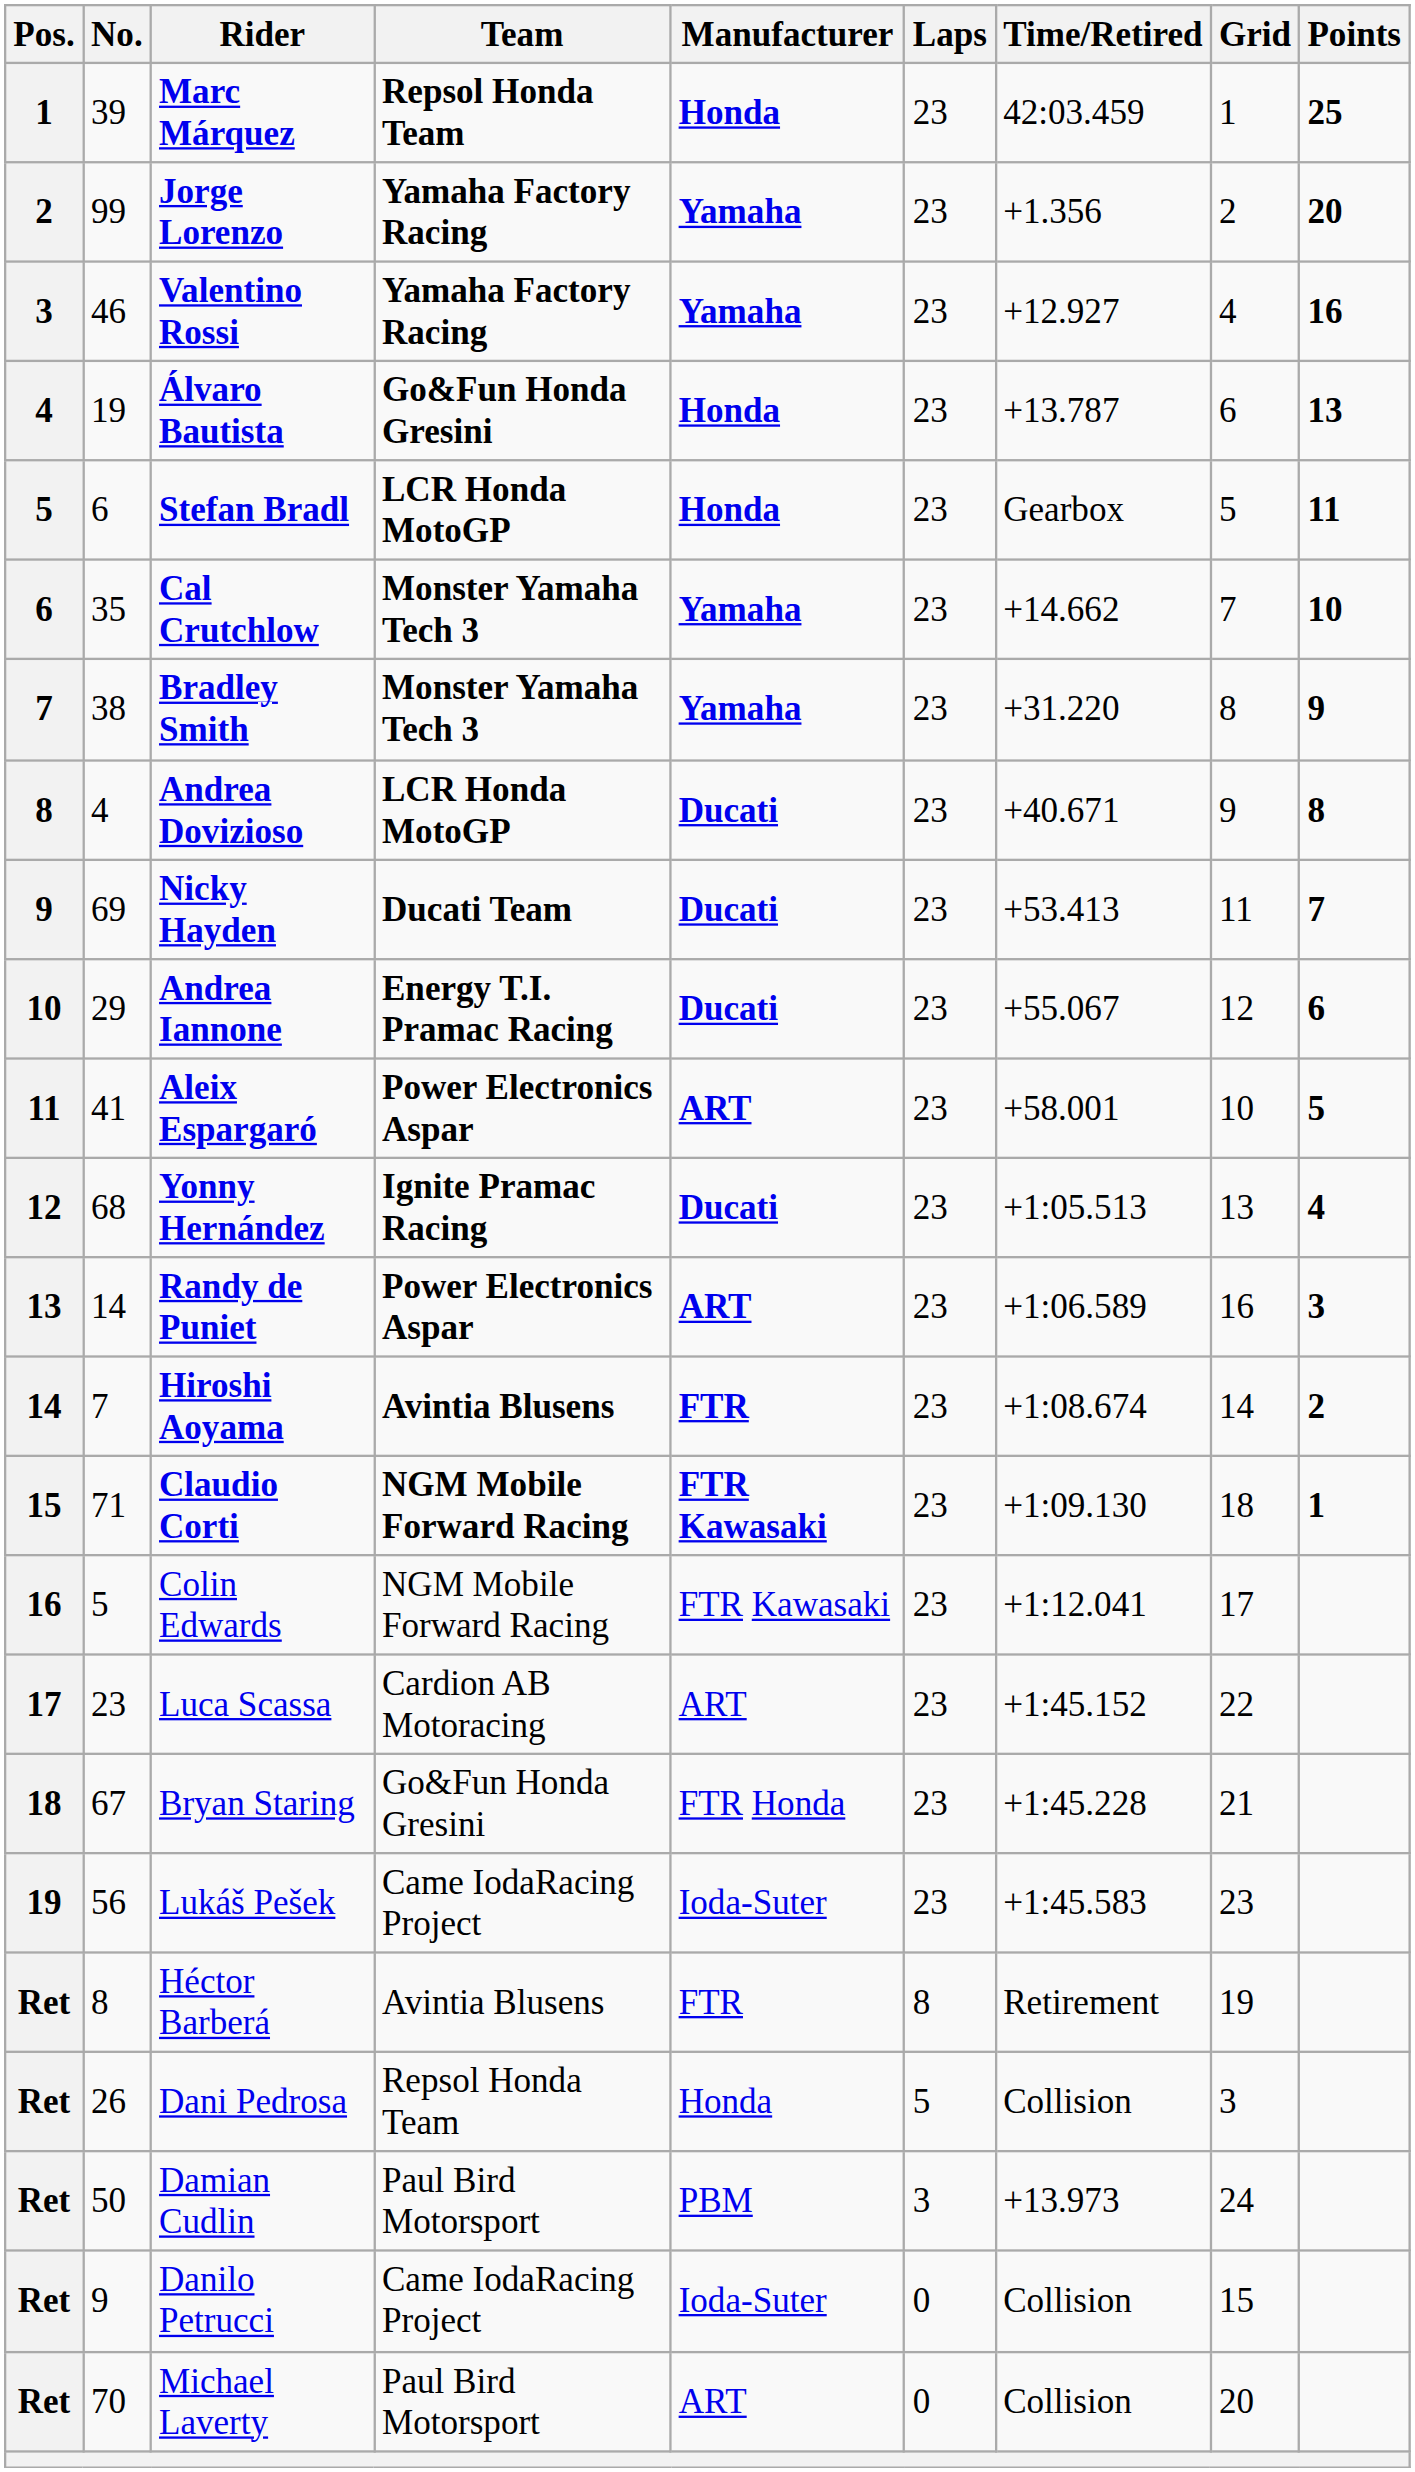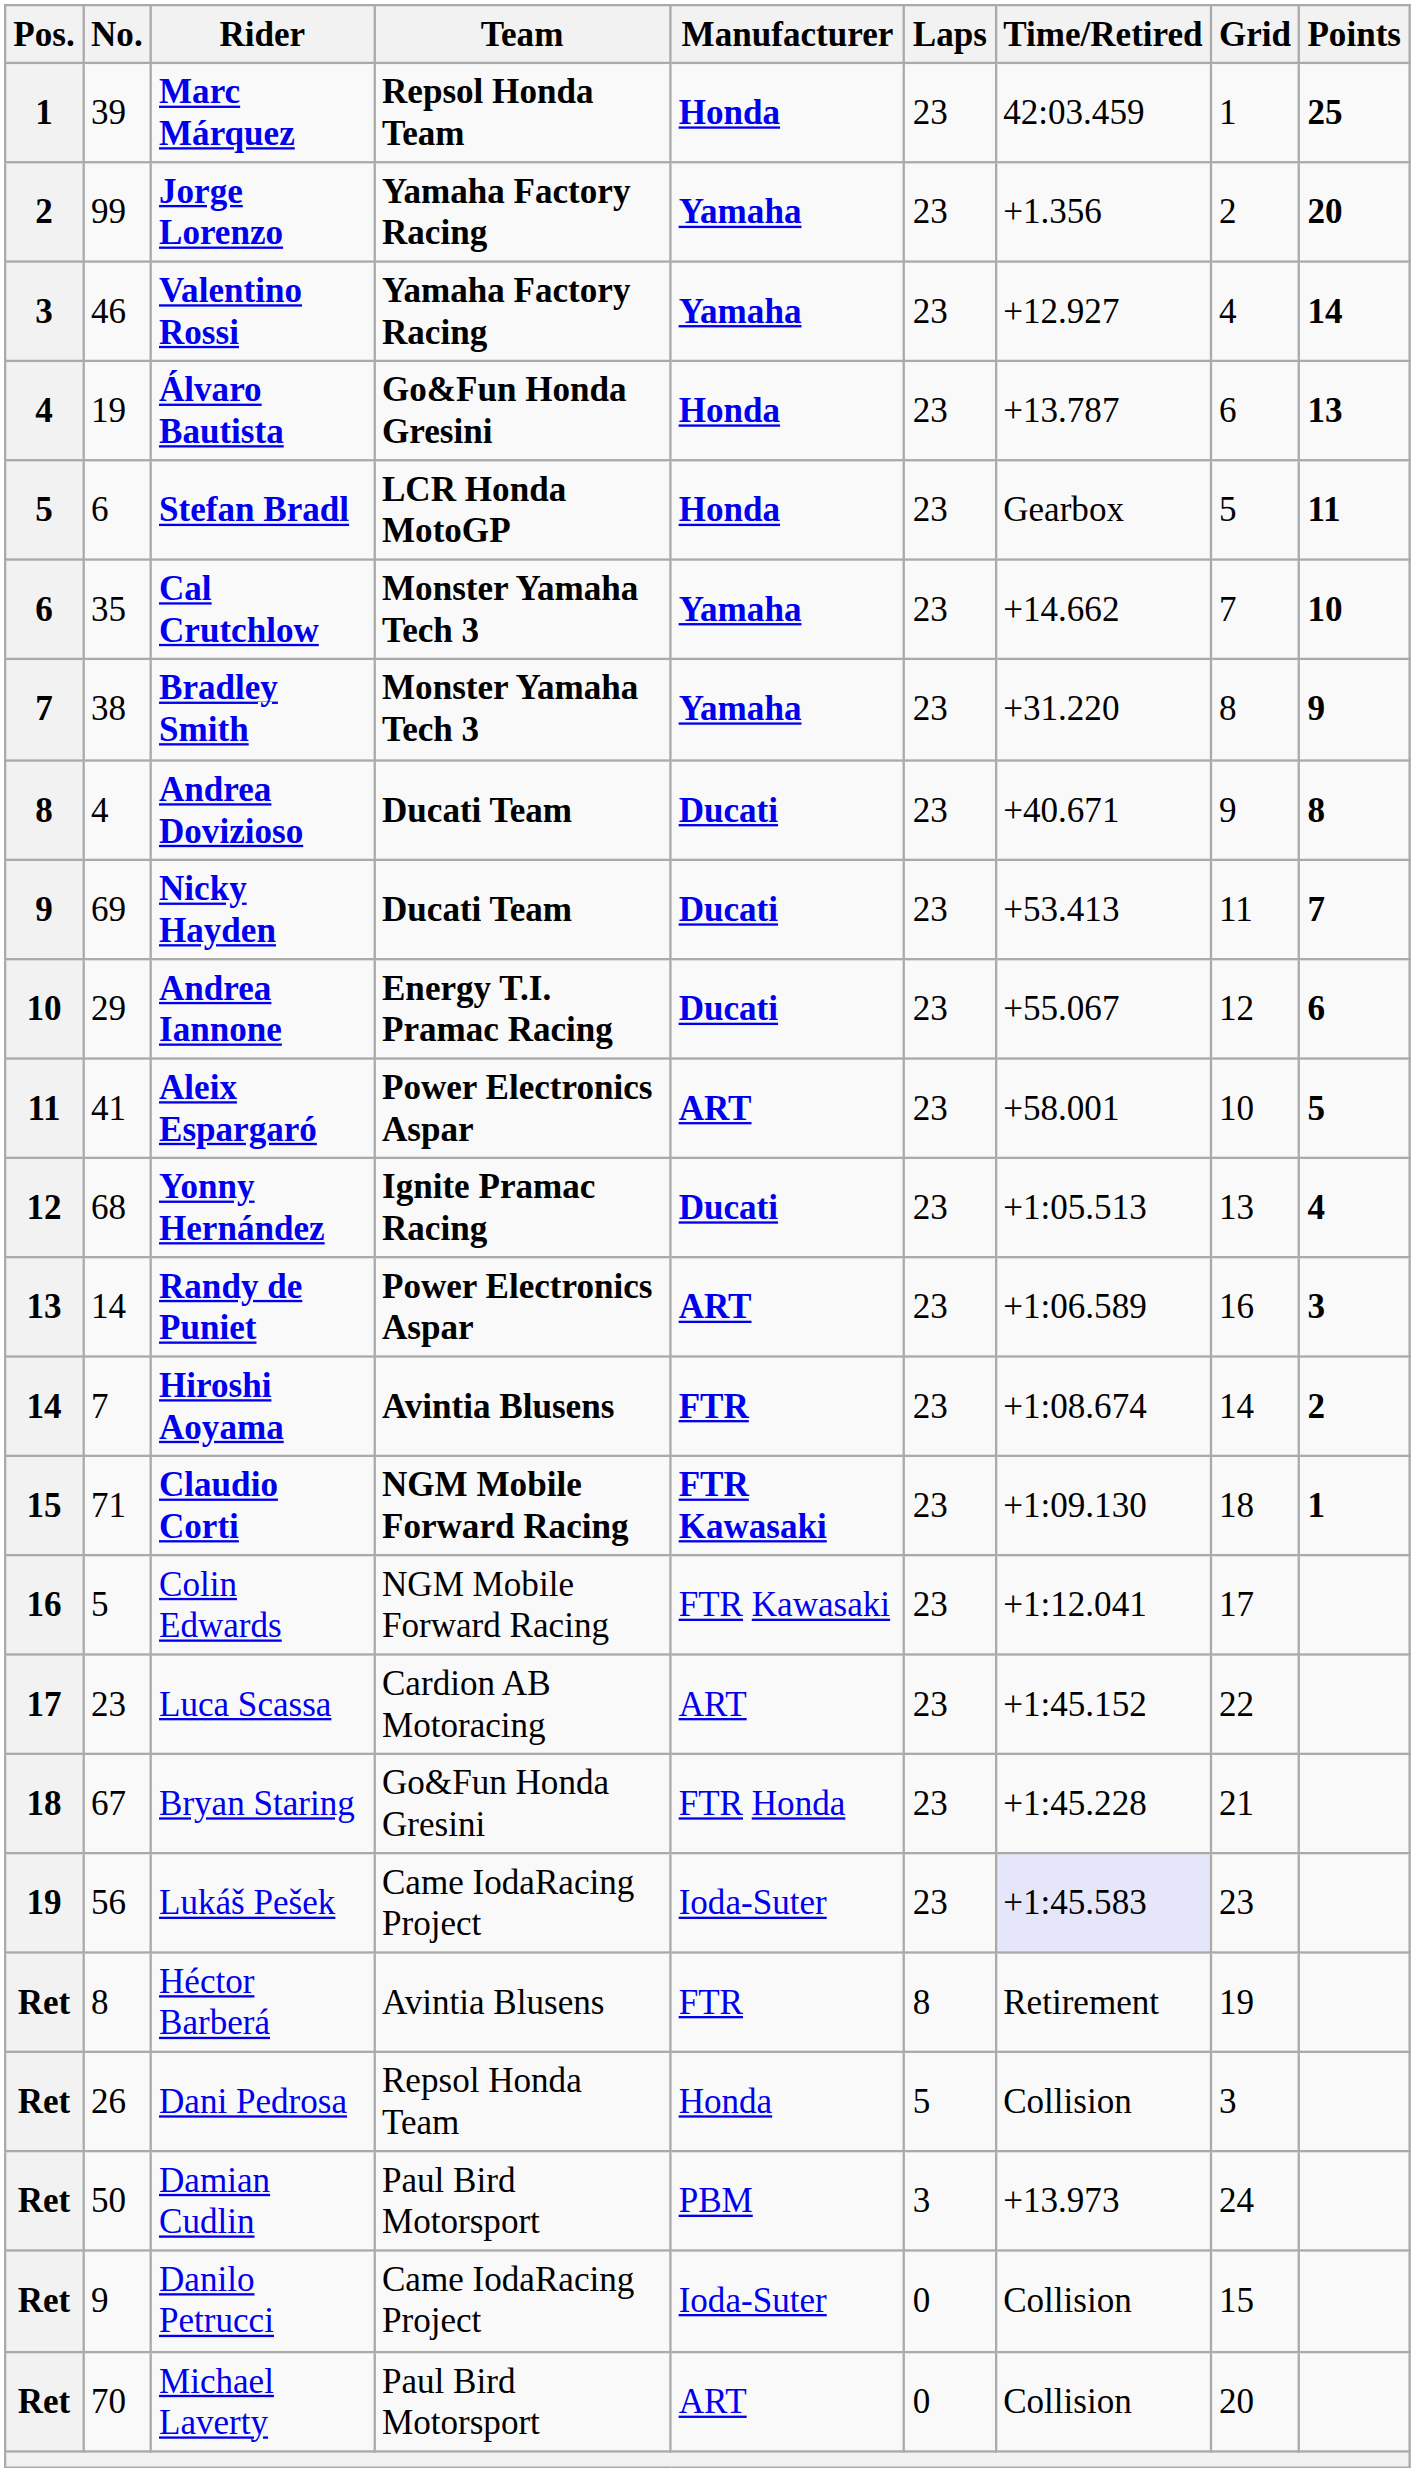(1325, 311) 16 -> (1325, 311) 14
(474, 808) LCR Honda MotoGP -> (477, 808) Ducati Team
(1075, 1902) no background -> (1075, 1902) lavender background
